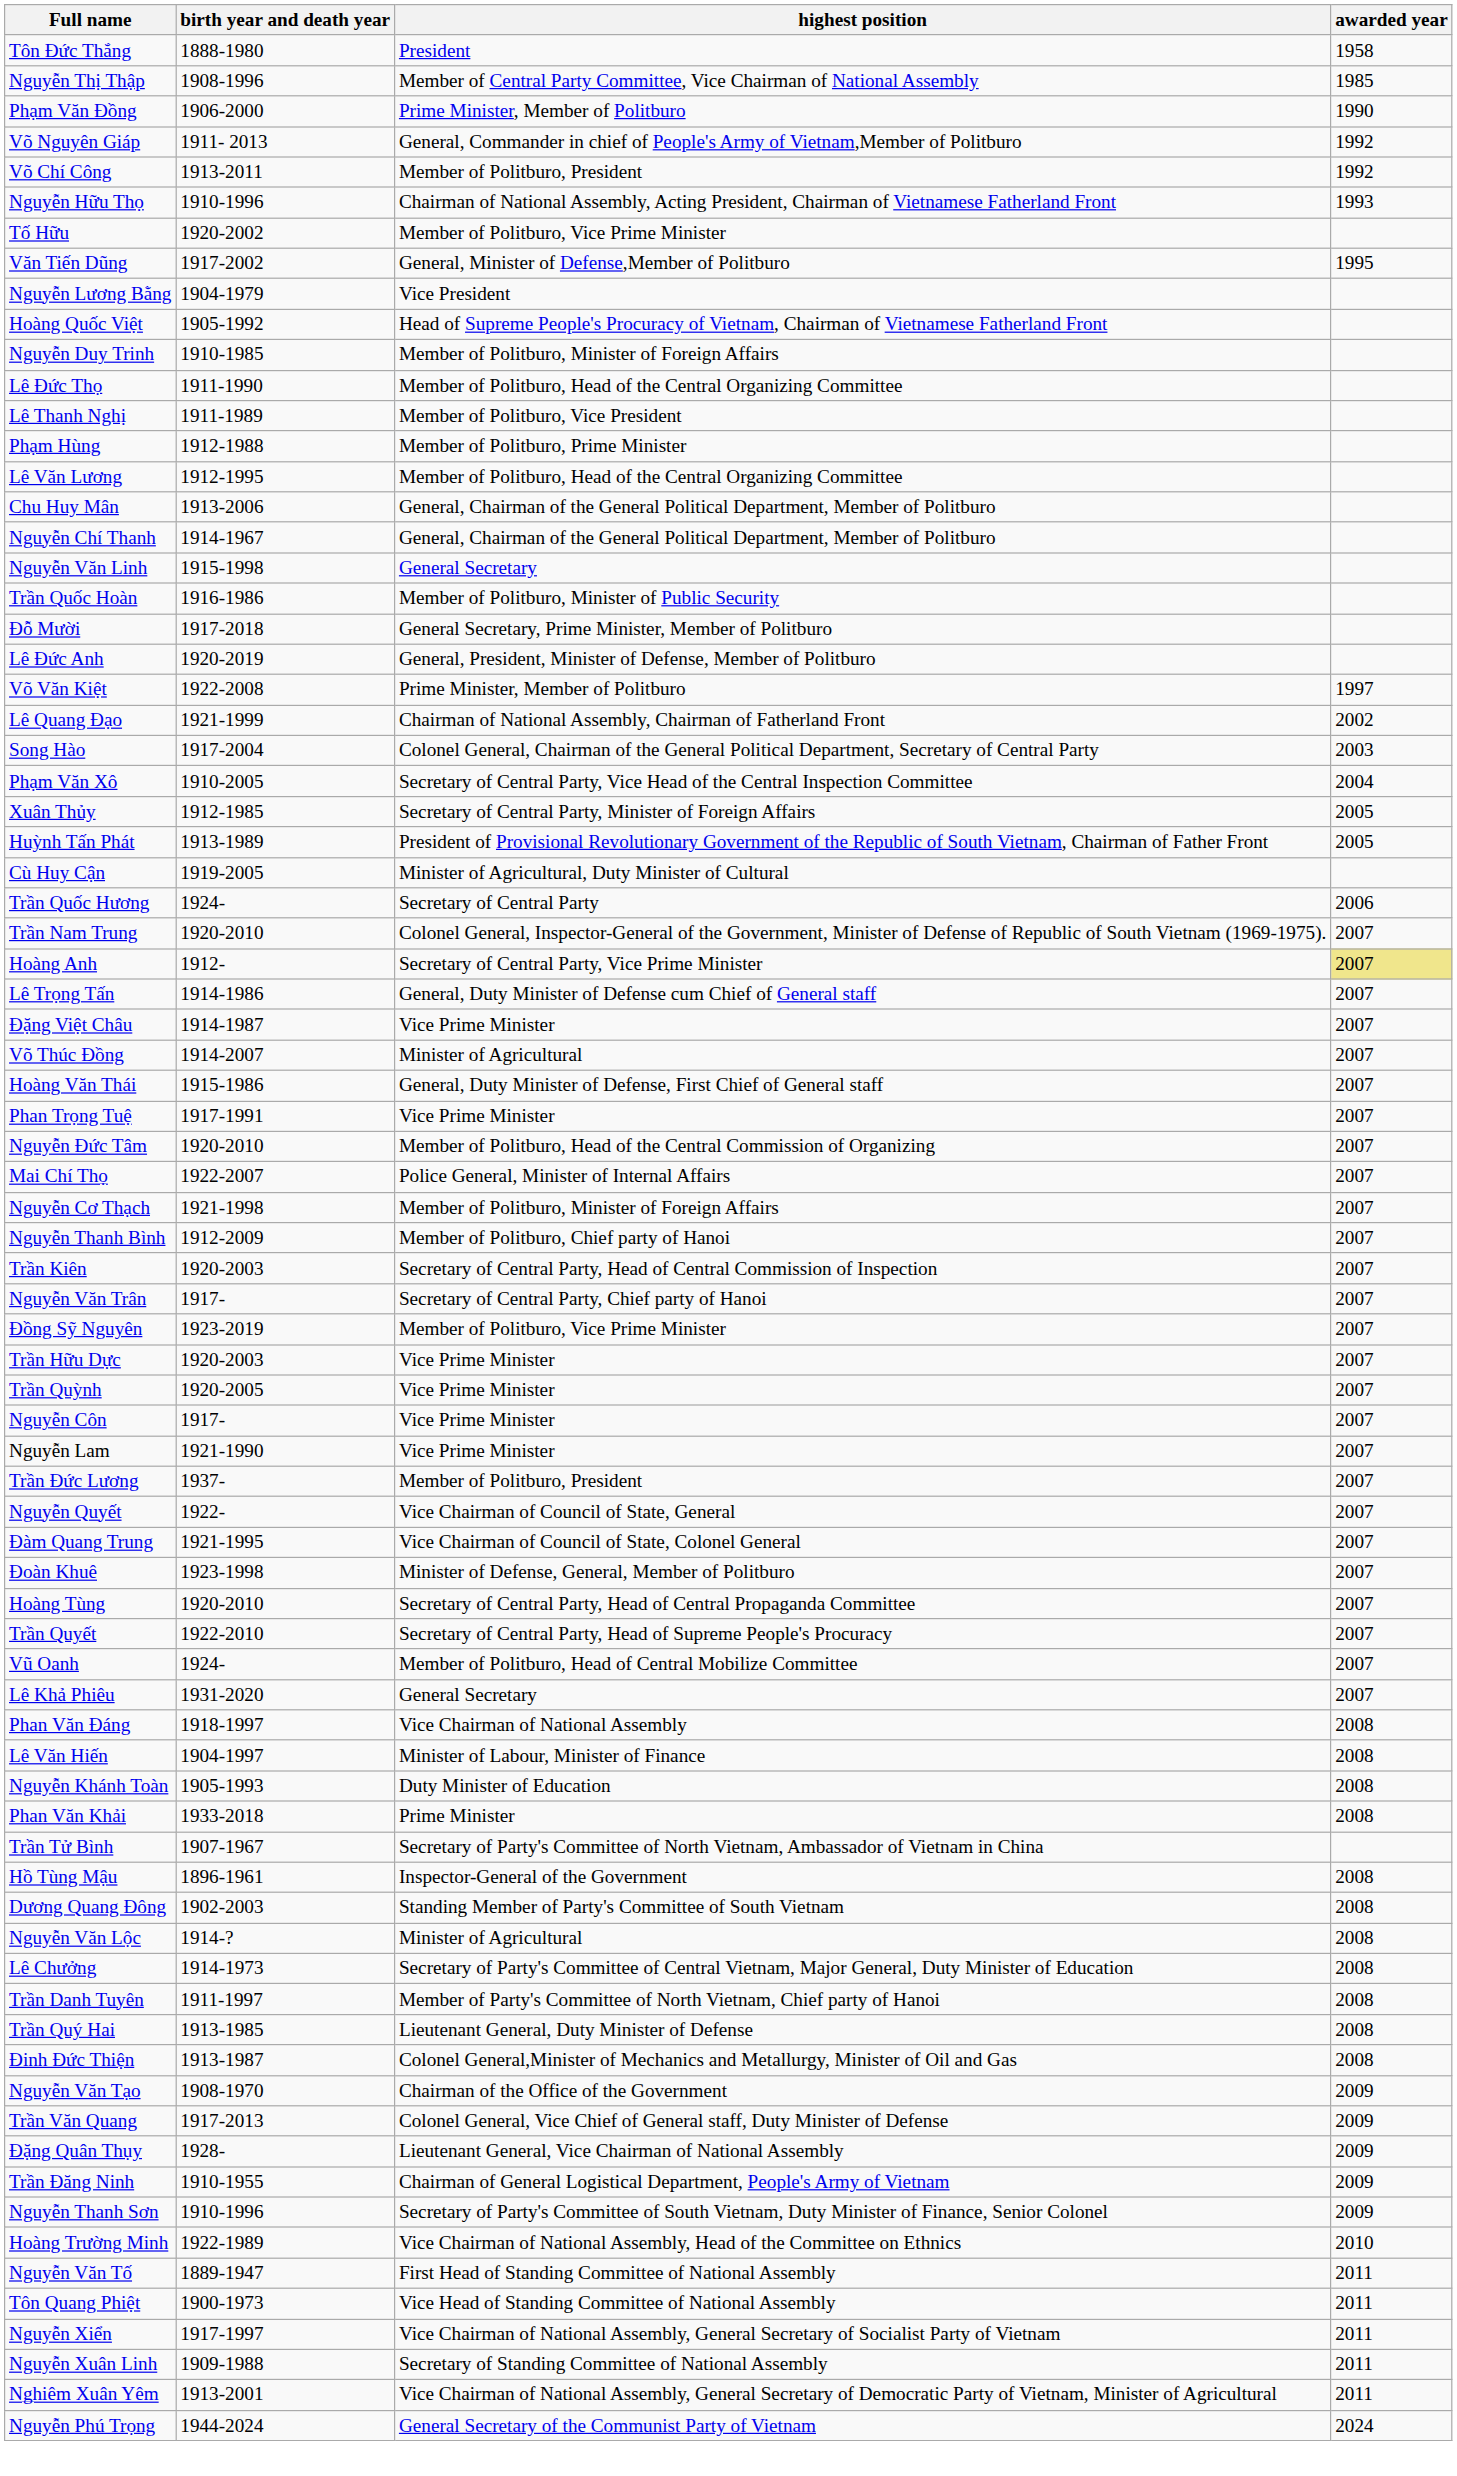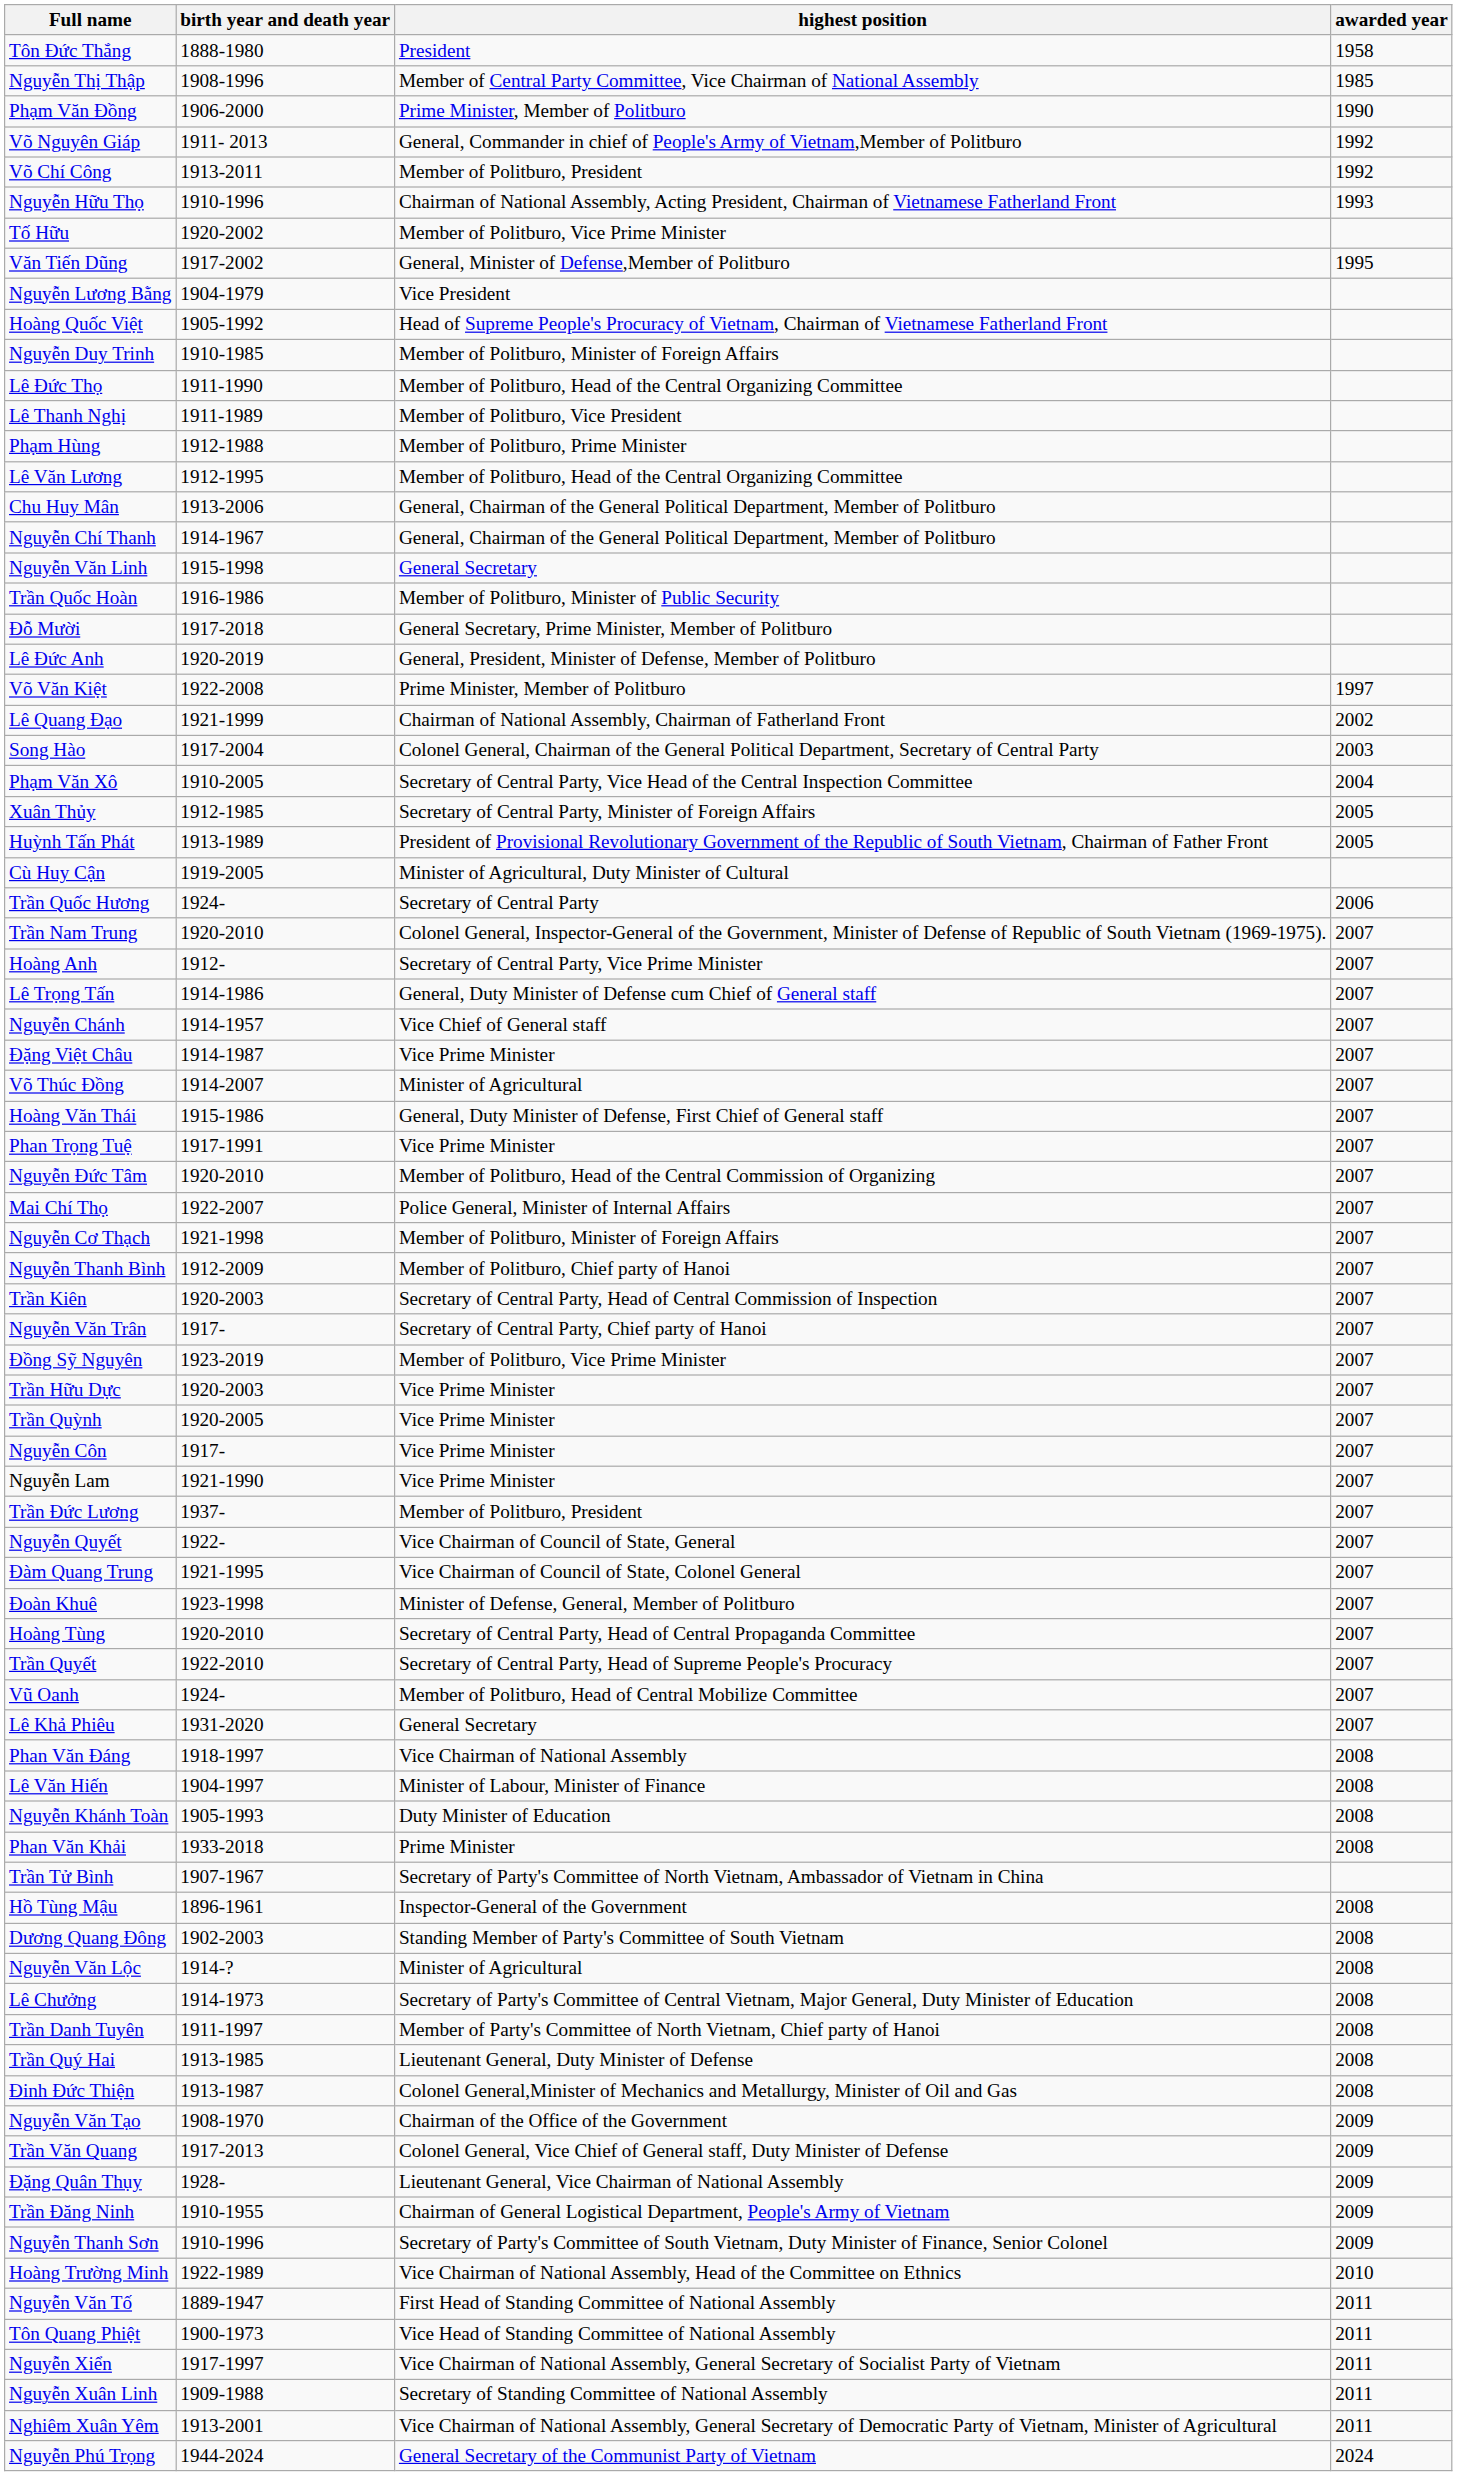(1354, 963) khaki background -> (1354, 963) no background
+ row: (67, 1024)
